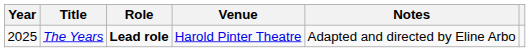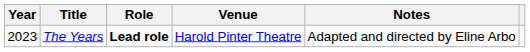(22, 36) 2025 -> (22, 36) 2023
